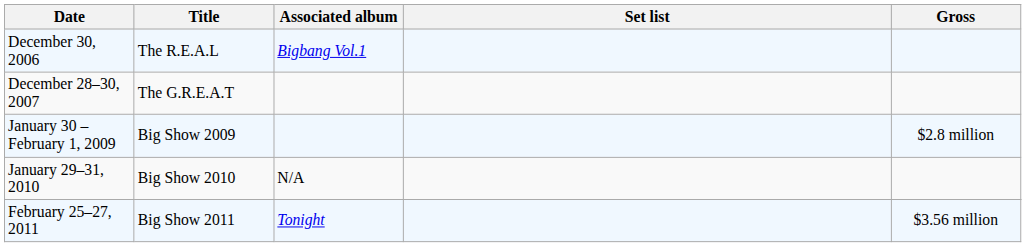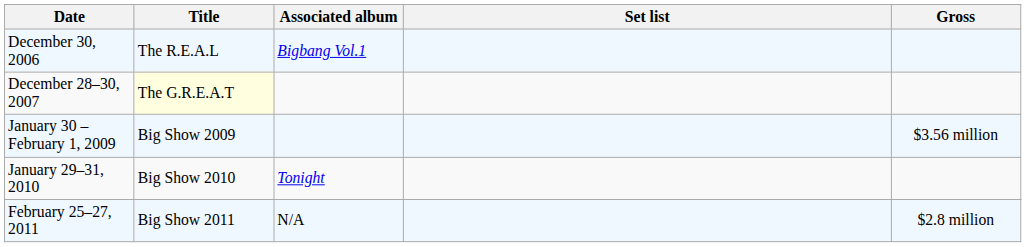(186, 93) no background -> (186, 93) lightyellow background
(956, 135) $2.8 million -> (956, 135) $3.56 million
(291, 178) N/A -> (301, 178) Tonight
(301, 220) Tonight -> (291, 220) N/A
(956, 220) $3.56 million -> (956, 220) $2.8 million
